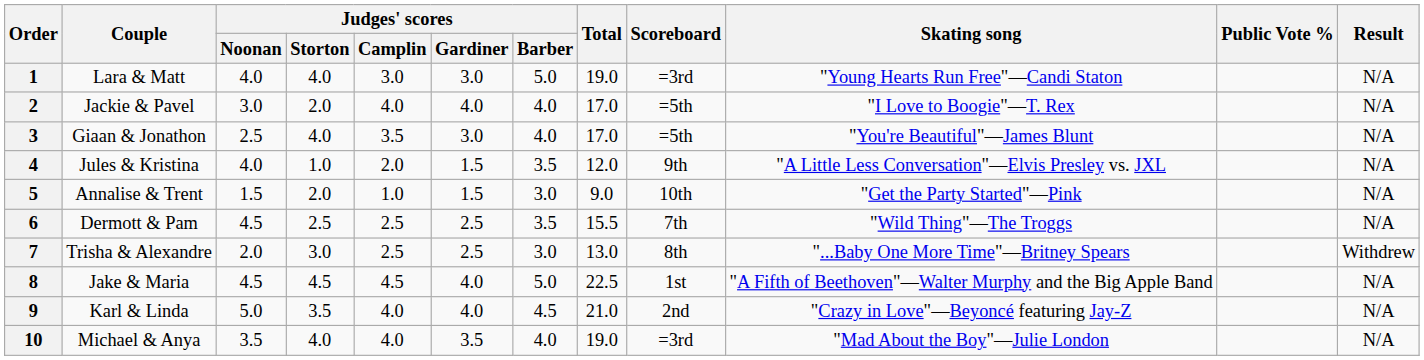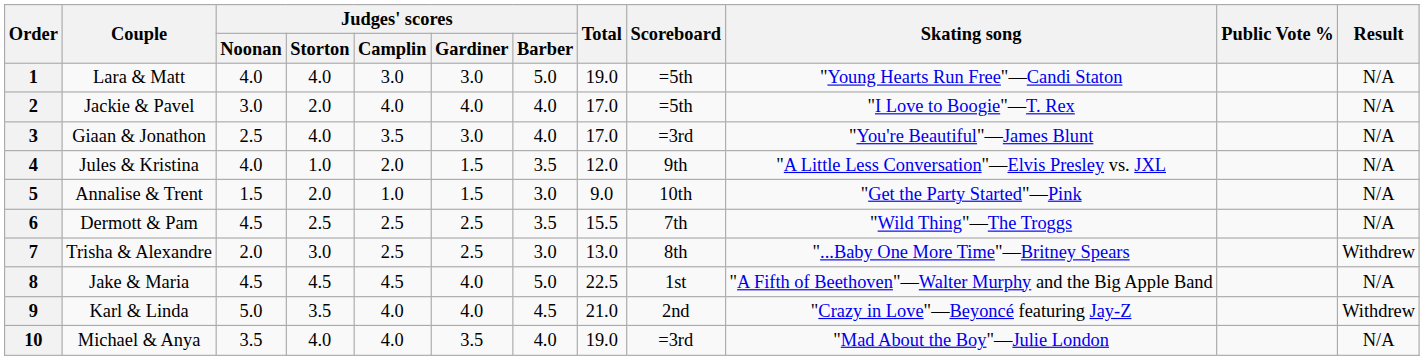(676, 77) =3rd -> (676, 77) =5th
(676, 135) =5th -> (676, 135) =3rd
(1379, 310) N/A -> (1379, 310) Withdrew
